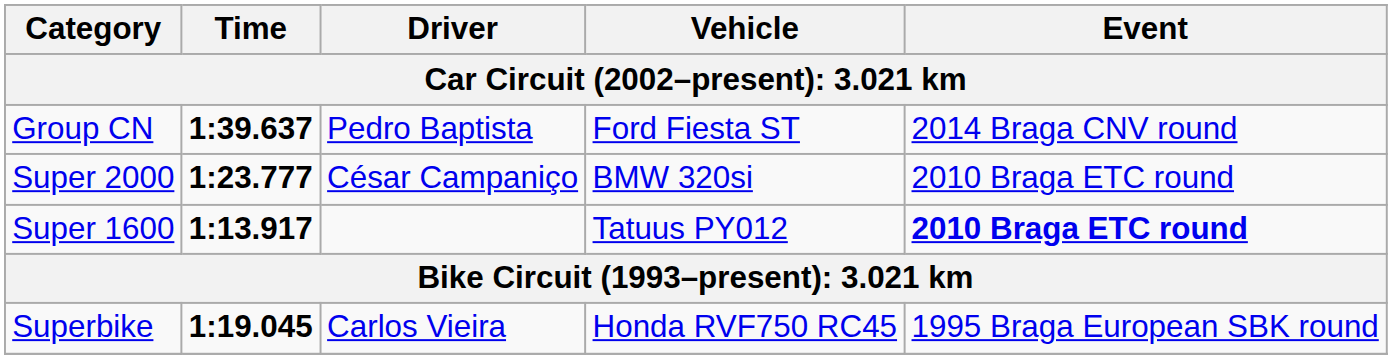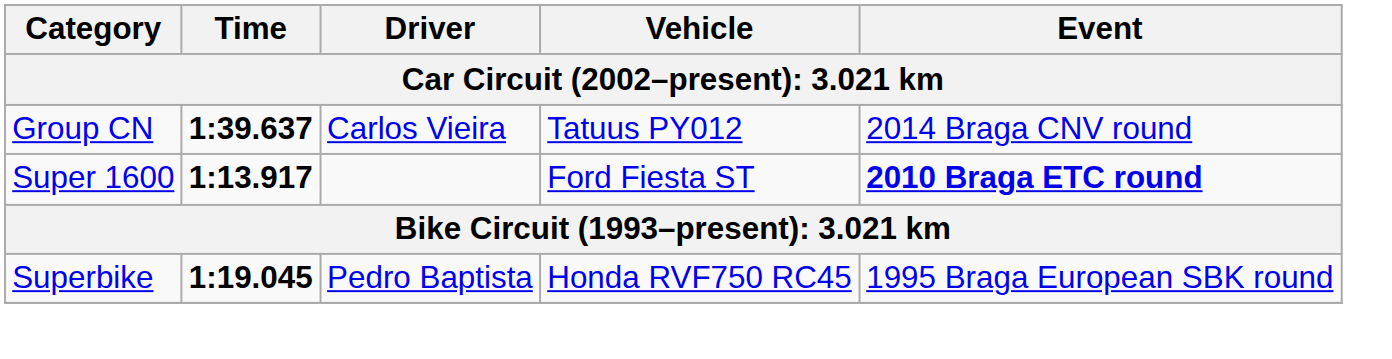(430, 128) Pedro Baptista -> (417, 128) Carlos Vieira
(696, 128) Ford Fiesta ST -> (645, 128) Tatuus PY012
- row: (93, 178)
(690, 228) Tatuus PY012 -> (651, 178) Ford Fiesta ST
(417, 327) Carlos Vieira -> (430, 278) Pedro Baptista
